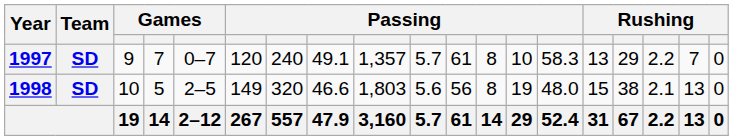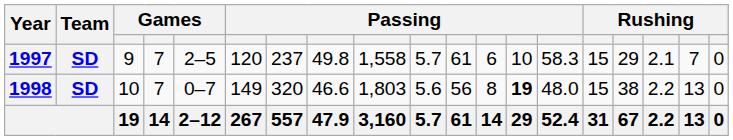(200, 59) 0–7 -> (200, 59) 2–5
(287, 59) 240 -> (287, 59) 237
(331, 59) 49.1 -> (331, 59) 49.8
(382, 59) 1,357 -> (382, 59) 1,558
(491, 59) 8 -> (491, 59) 6
(598, 59) 13 -> (598, 59) 15
(661, 59) 2.2 -> (661, 59) 2.1
(159, 89) 5 -> (159, 89) 7
(200, 89) 2–5 -> (200, 89) 0–7
(522, 89) normal -> (522, 89) bold
(661, 89) 2.1 -> (661, 89) 2.2
